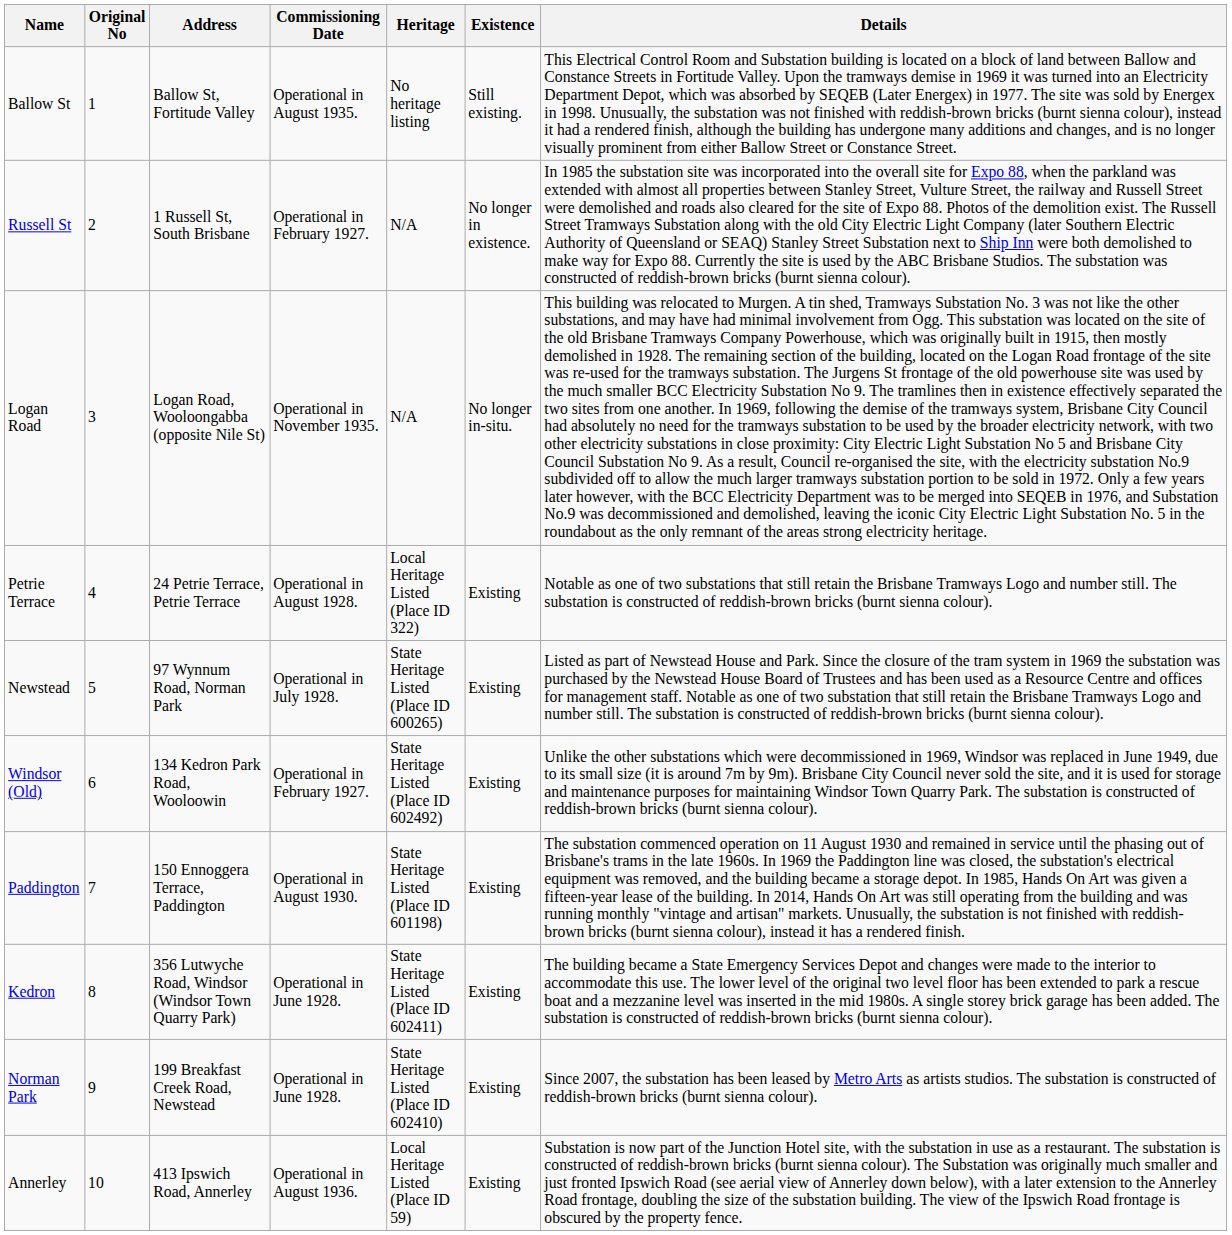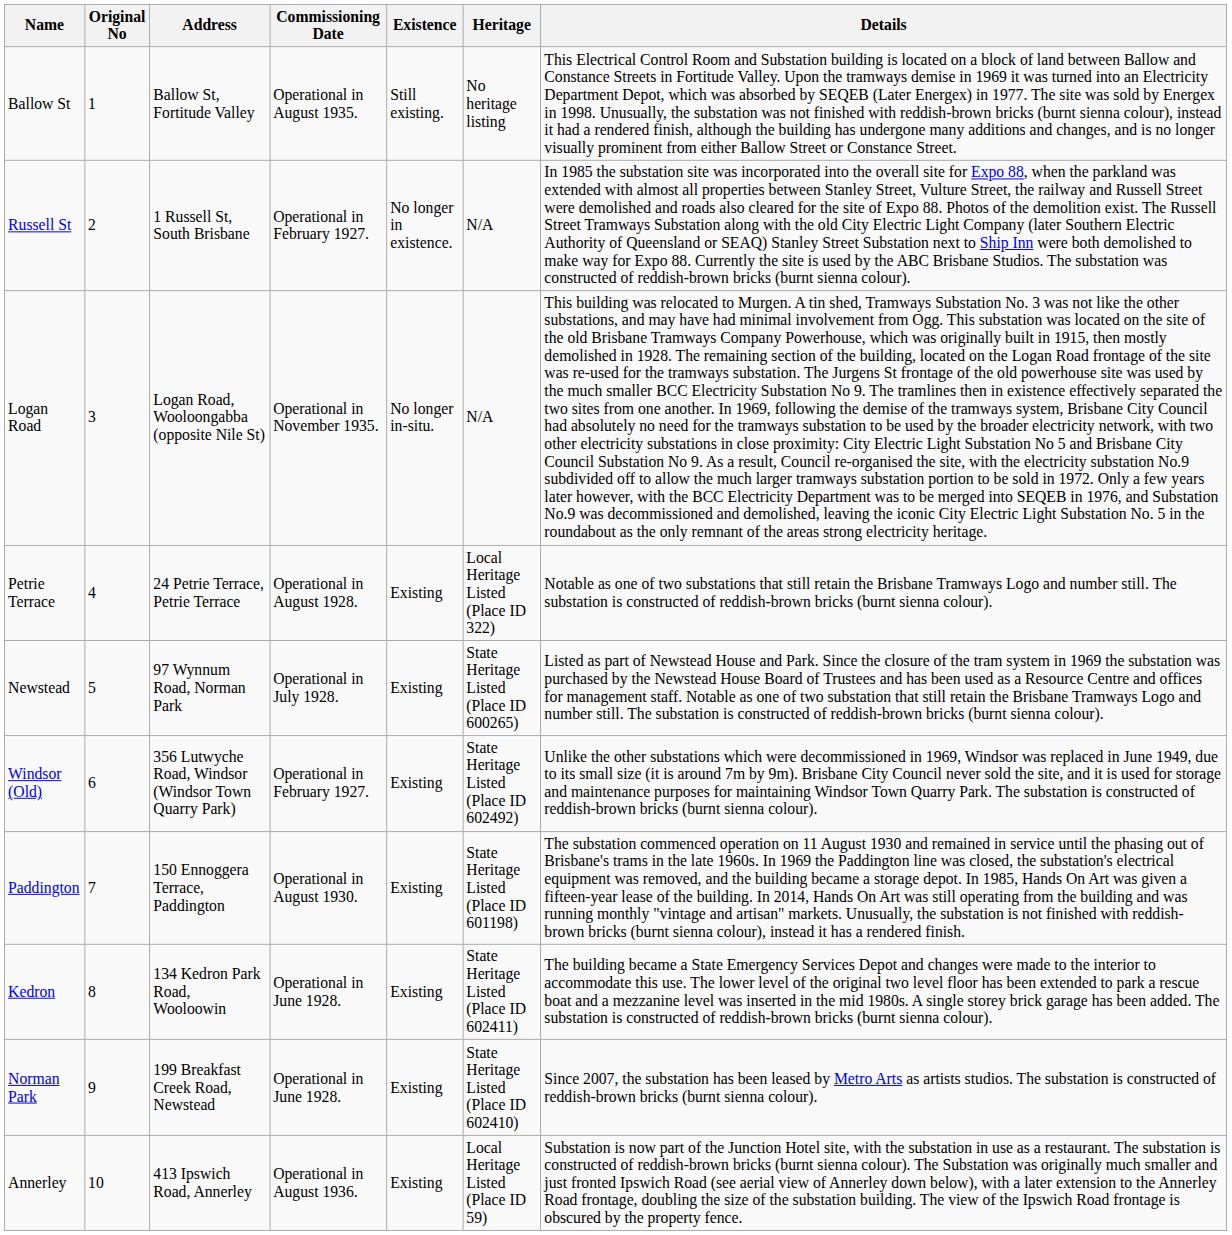columns swapped: (503, 25) <-> (426, 25)
(207, 783) 134 Kedron Park Road, Wooloowin -> (202, 783) 356 Lutwyche Road, Windsor (Windsor Town Quarry Park)
(202, 992) 356 Lutwyche Road, Windsor (Windsor Town Quarry Park) -> (207, 992) 134 Kedron Park Road, Wooloowin
